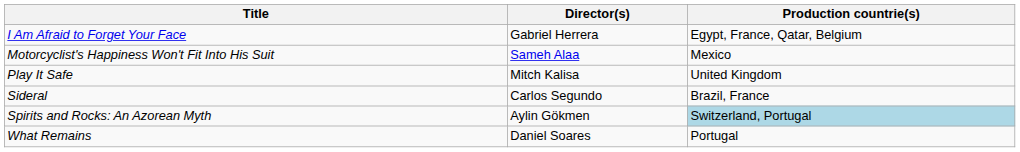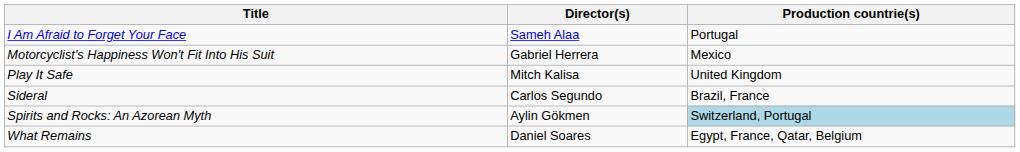(554, 34) Gabriel Herrera -> (545, 34) Sameh Alaa
(776, 34) Egypt, France, Qatar, Belgium -> (714, 34) Portugal
(545, 55) Sameh Alaa -> (554, 55) Gabriel Herrera
(714, 136) Portugal -> (776, 136) Egypt, France, Qatar, Belgium
